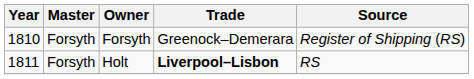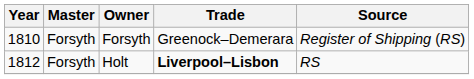(23, 62) 1811 -> (24, 62) 1812
